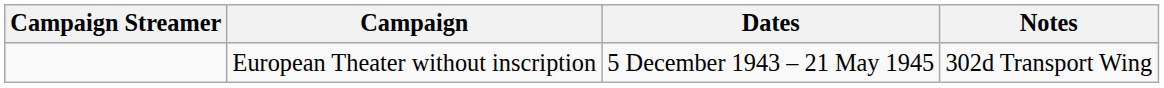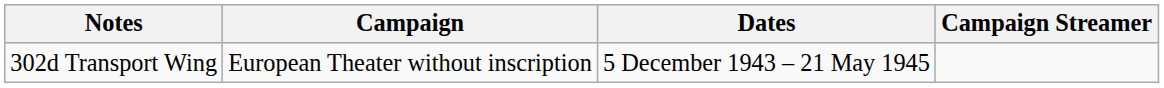columns swapped: (116, 23) <-> (1049, 23)
